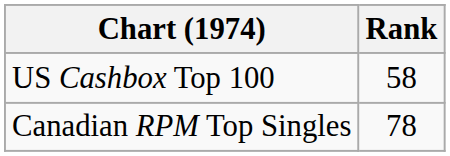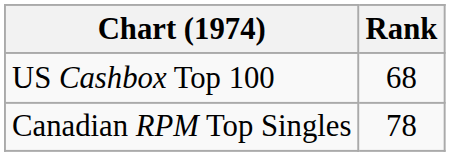(401, 77) 58 -> (401, 77) 68
